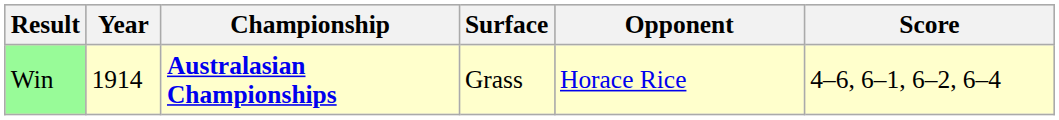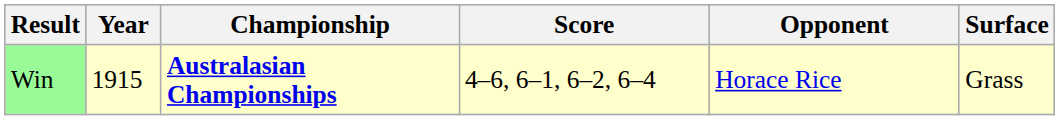columns swapped: (507, 24) <-> (929, 24)
(117, 79) 1914 -> (117, 79) 1915
